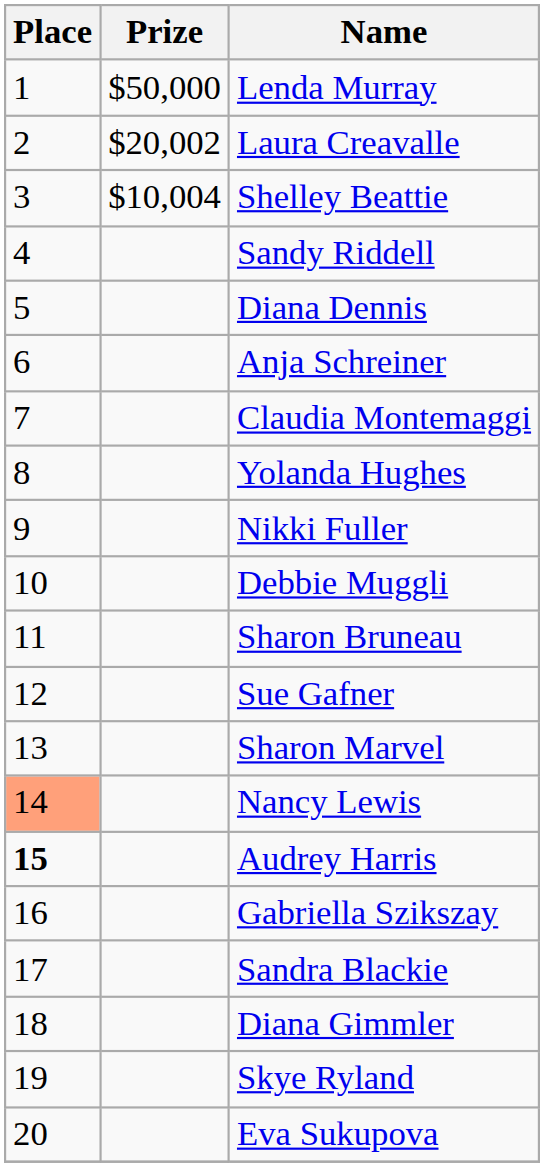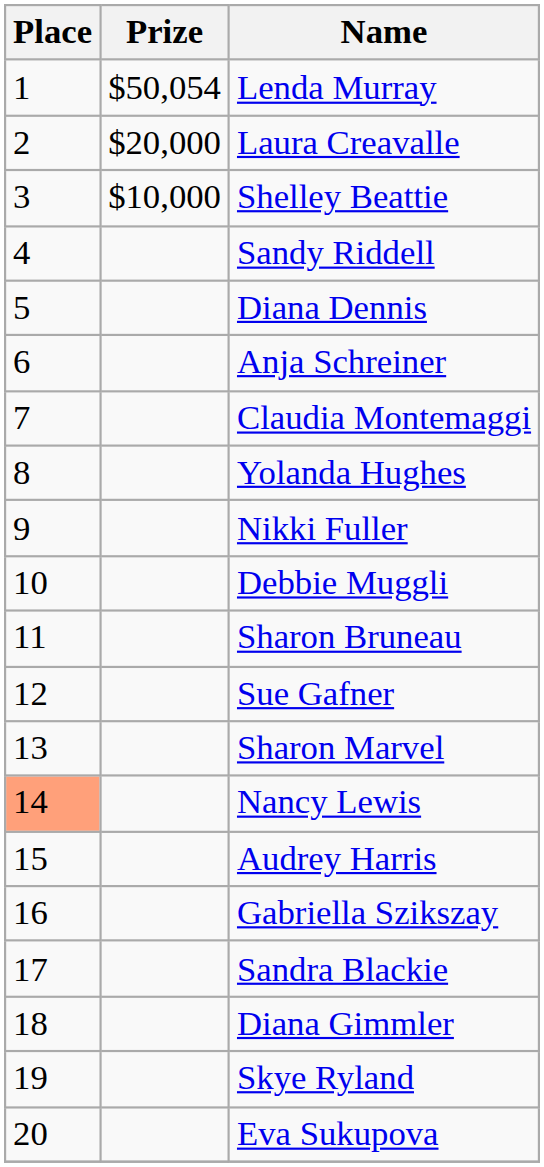(165, 87) $50,000 -> (165, 87) $50,054
(165, 142) $20,002 -> (165, 142) $20,000
(165, 197) $10,004 -> (165, 197) $10,000
(30, 857) bold -> (30, 857) normal
